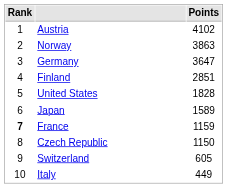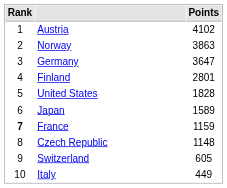(204, 78) 2851 -> (204, 78) 2801
(204, 142) 1150 -> (204, 142) 1148
